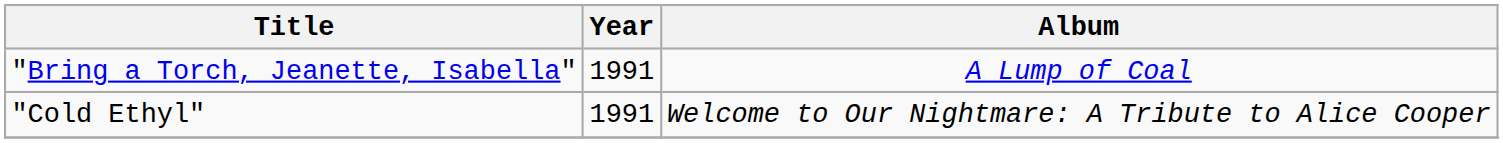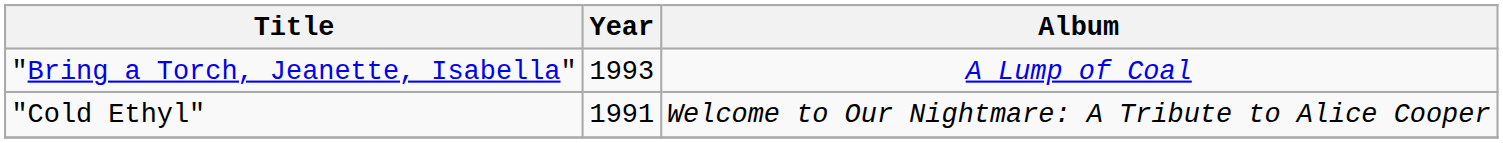(622, 71) 1991 -> (622, 71) 1993
